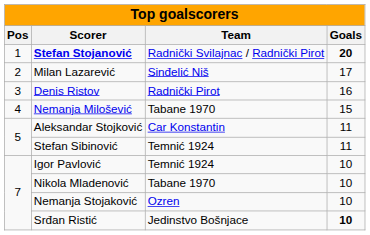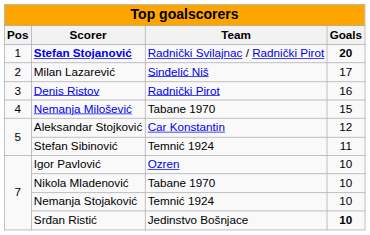(346, 127) 11 -> (346, 127) 12
(181, 164) Temnić 1924 -> (164, 164) Ozren
(164, 201) Ozren -> (181, 201) Temnić 1924
